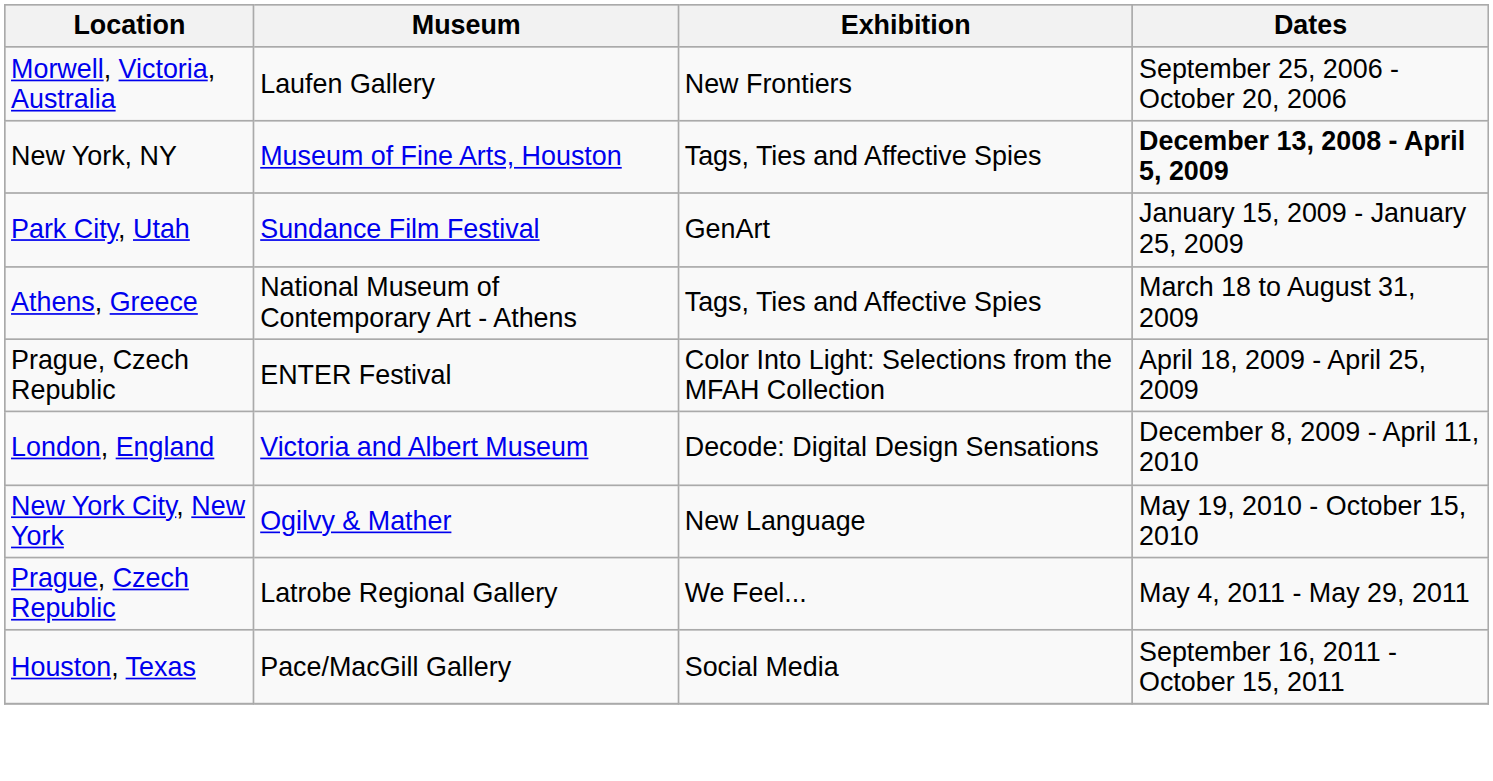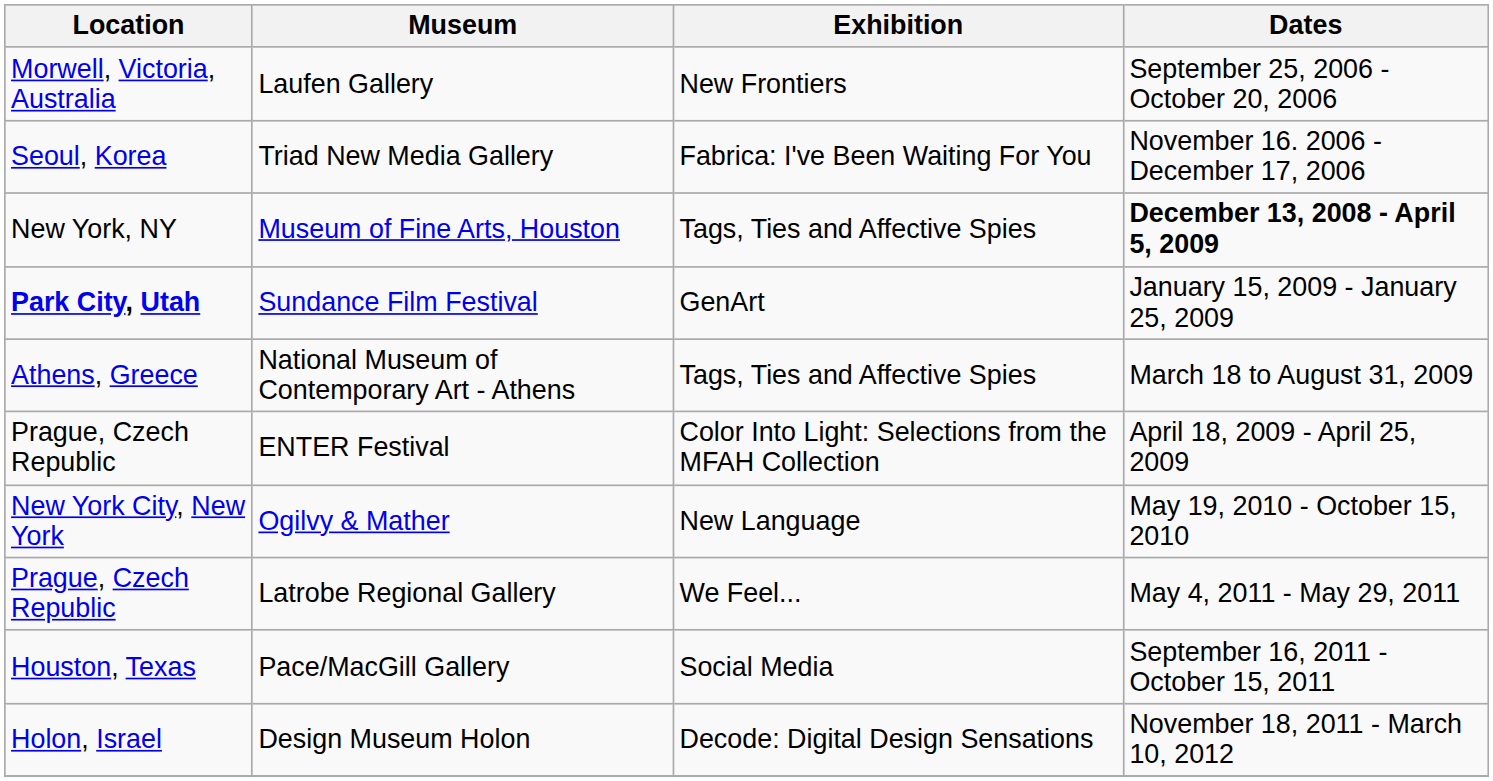+ row: (406, 156)
(100, 229) normal -> (106, 302) bold
- row: (424, 447)
+ row: (394, 739)
